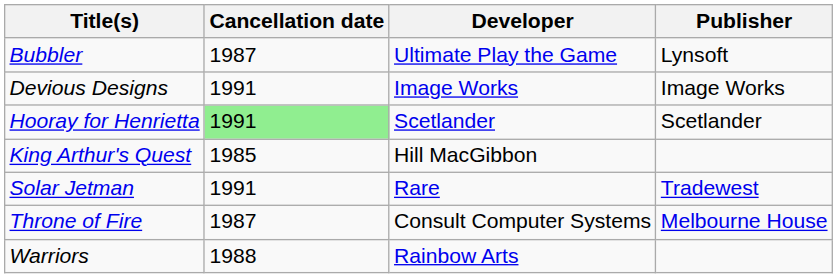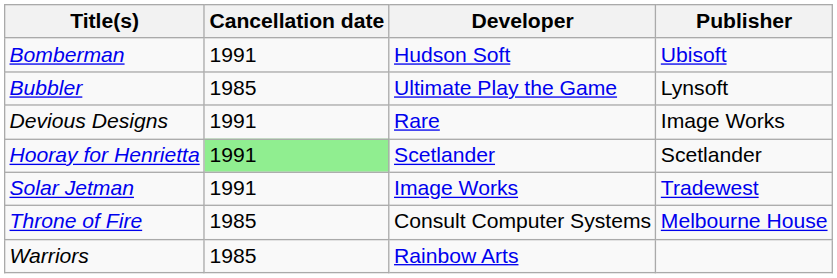+ row: (67, 54)
(233, 54) 1987 -> (233, 88) 1985
(456, 88) Image Works -> (417, 121) Rare
- row: (100, 155)
(417, 188) Rare -> (456, 188) Image Works
(233, 222) 1987 -> (233, 222) 1985
(233, 255) 1988 -> (233, 255) 1985
